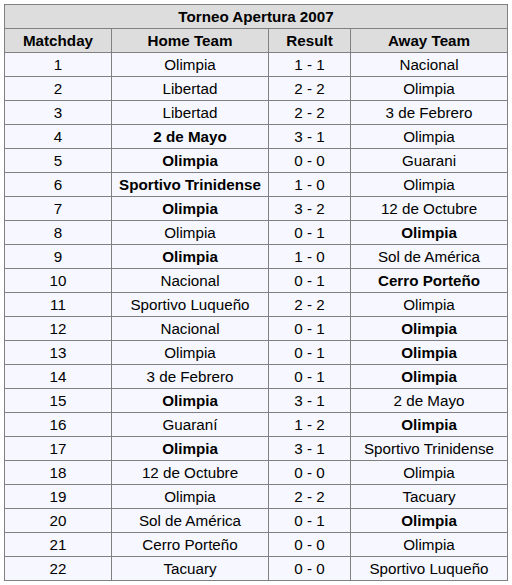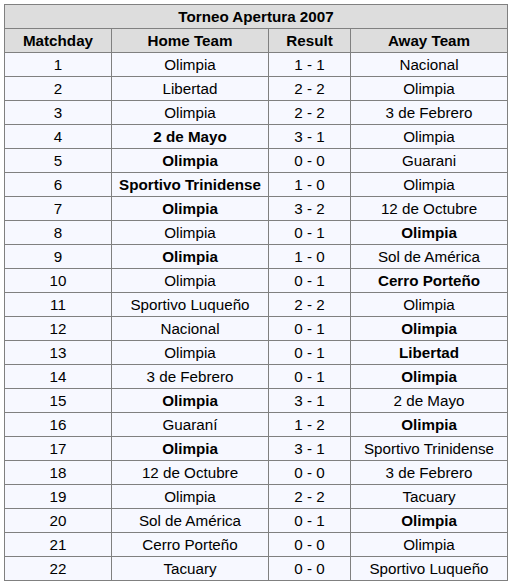(190, 112) Libertad -> (190, 112) Olimpia
(190, 280) Nacional -> (190, 280) Olimpia
(429, 352) Olimpia -> (429, 352) Libertad
(429, 472) Olimpia -> (429, 472) 3 de Febrero
